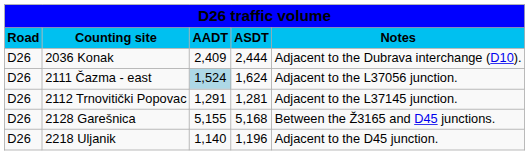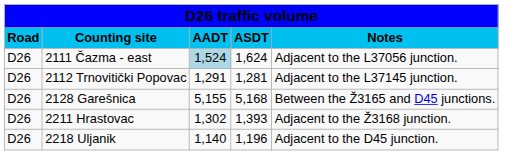- row: (79, 58)
+ row: (90, 119)
